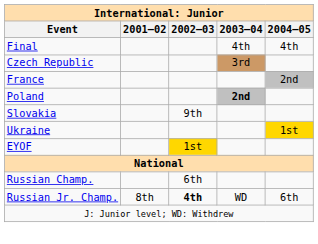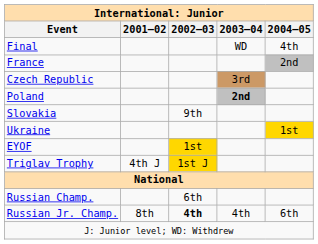(241, 46) 4th -> (241, 46) WD
rows swapped: (50, 63) <-> (25, 80)
+ row: (50, 163)
(241, 197) WD -> (241, 214) 4th
